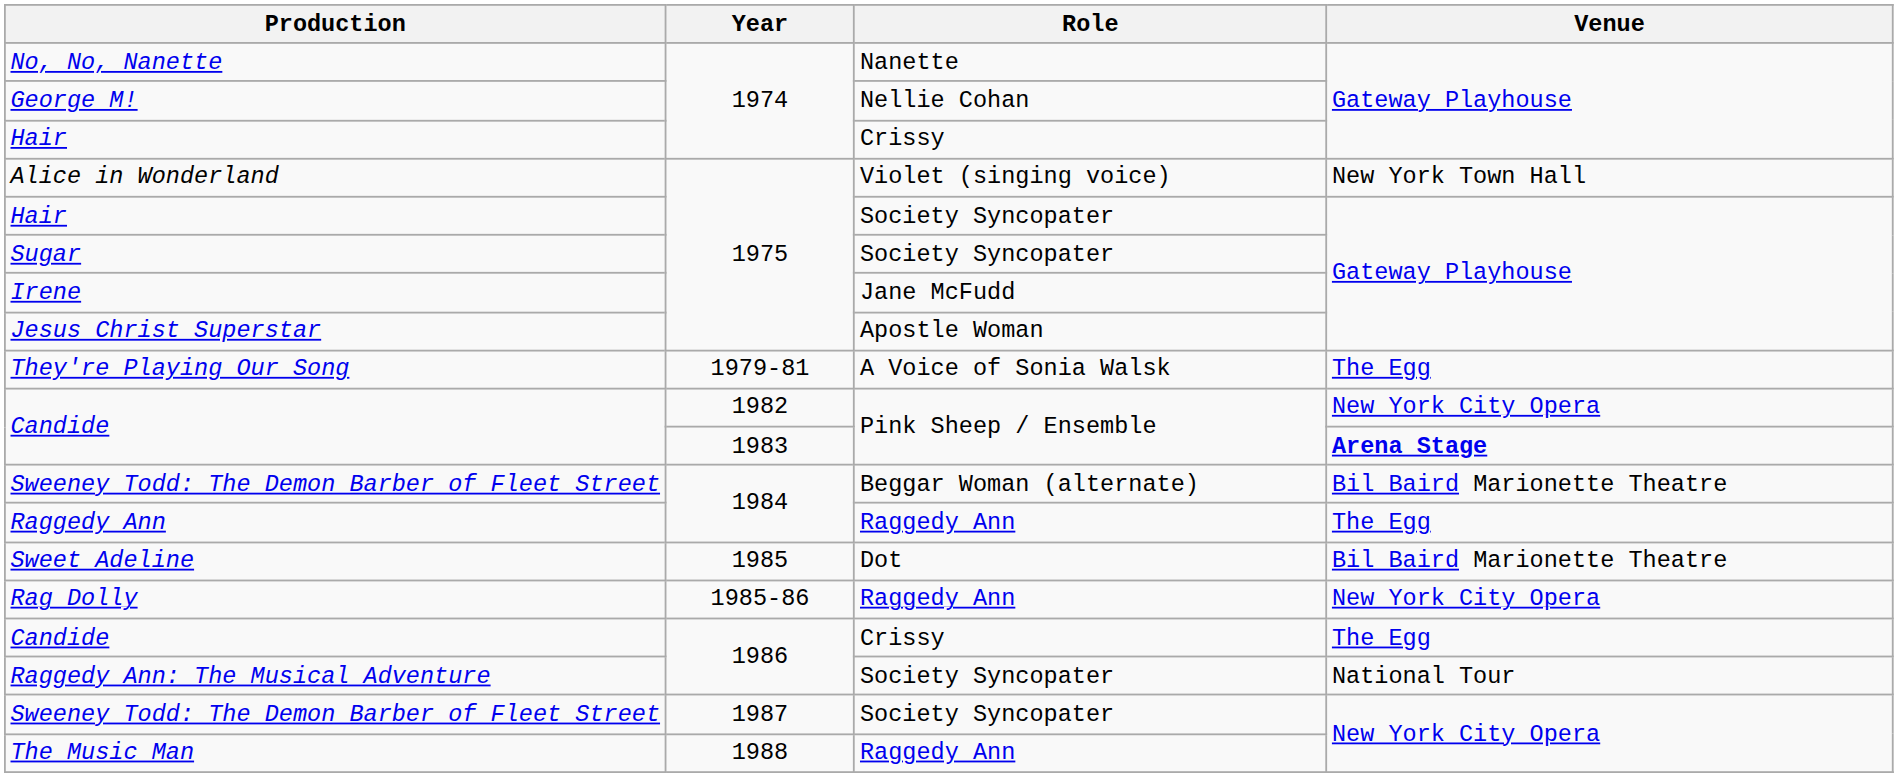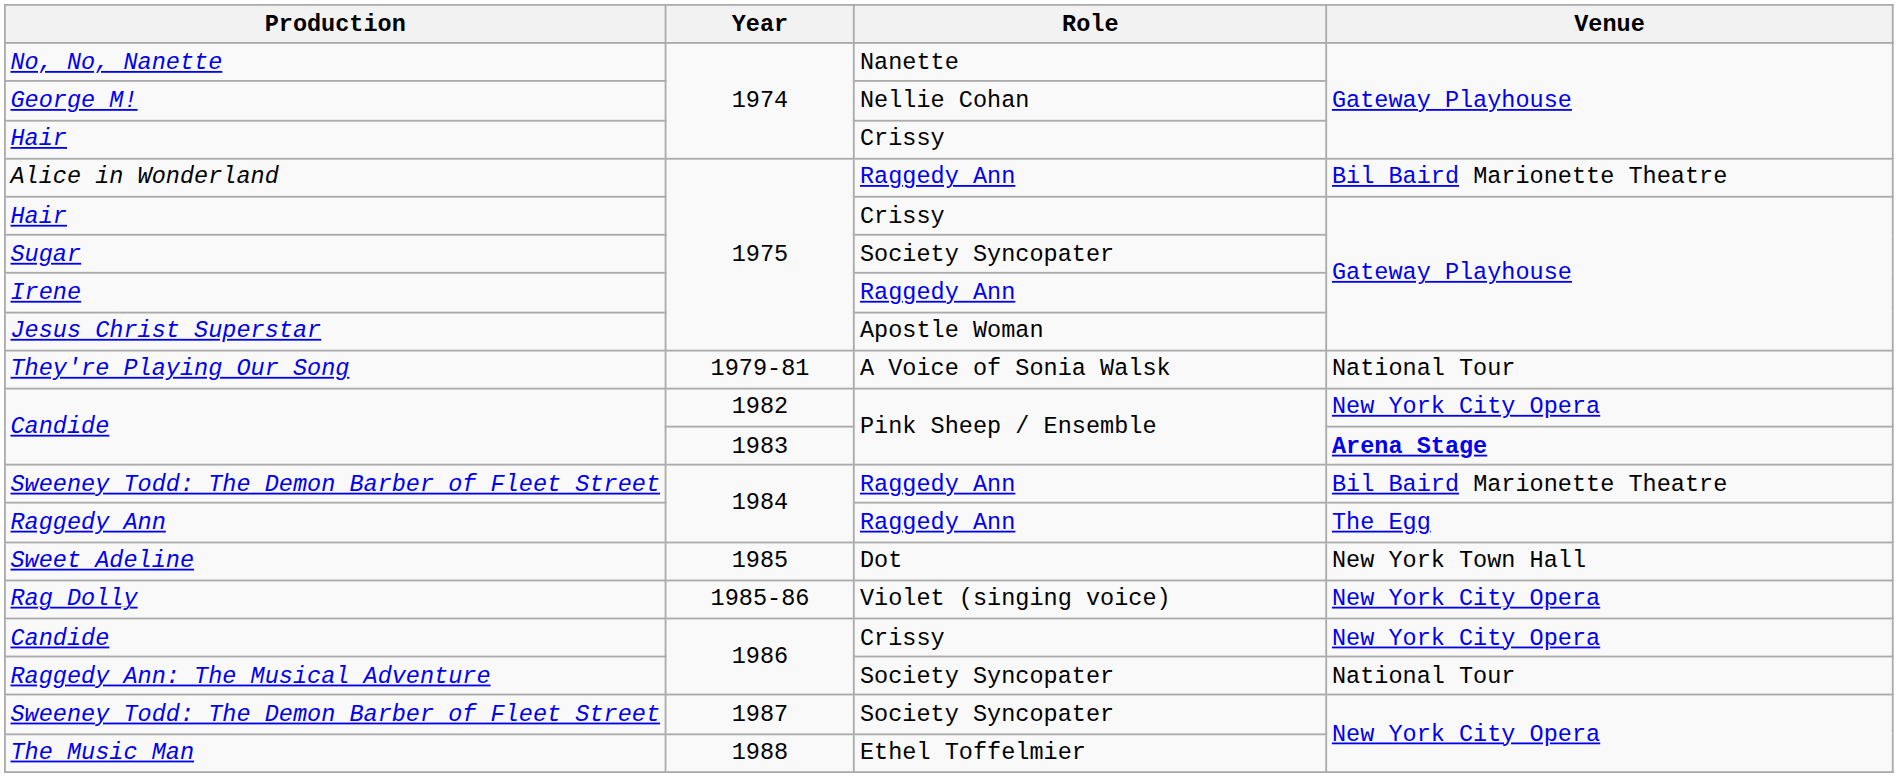(1015, 177) Violet (singing voice) -> (938, 177) Raggedy Ann
(1459, 177) New York Town Hall -> (1530, 177) Bil Baird Marionette Theatre
(987, 216) Society Syncopater -> (902, 216) Crissy
(938, 293) Jane McFudd -> (938, 293) Raggedy Ann
(1381, 369) The Egg -> (1424, 369) National Tour
(1029, 484) Beggar Woman (alternate) -> (938, 484) Raggedy Ann
(1530, 561) Bil Baird Marionette Theatre -> (1459, 561) New York Town Hall
(938, 599) Raggedy Ann -> (1015, 599) Violet (singing voice)
(1381, 638) The Egg -> (1466, 638) New York City Opera
(938, 753) Raggedy Ann -> (973, 753) Ethel Toffelmier
